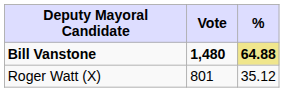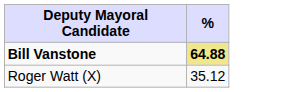- column: (212, 23)
